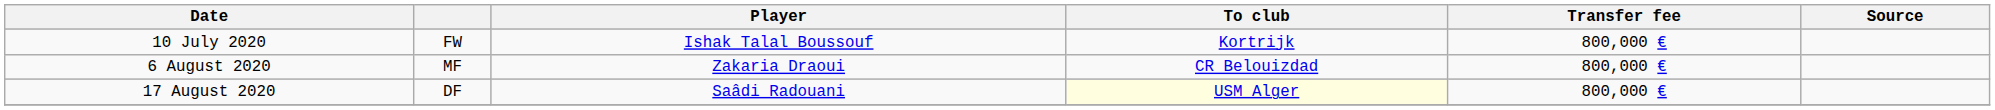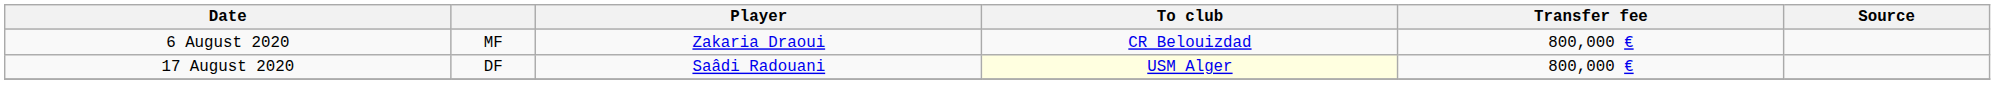- row: (209, 42)
